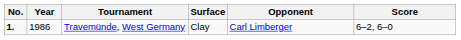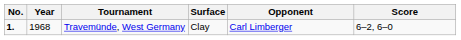(40, 27) 1986 -> (40, 27) 1968
